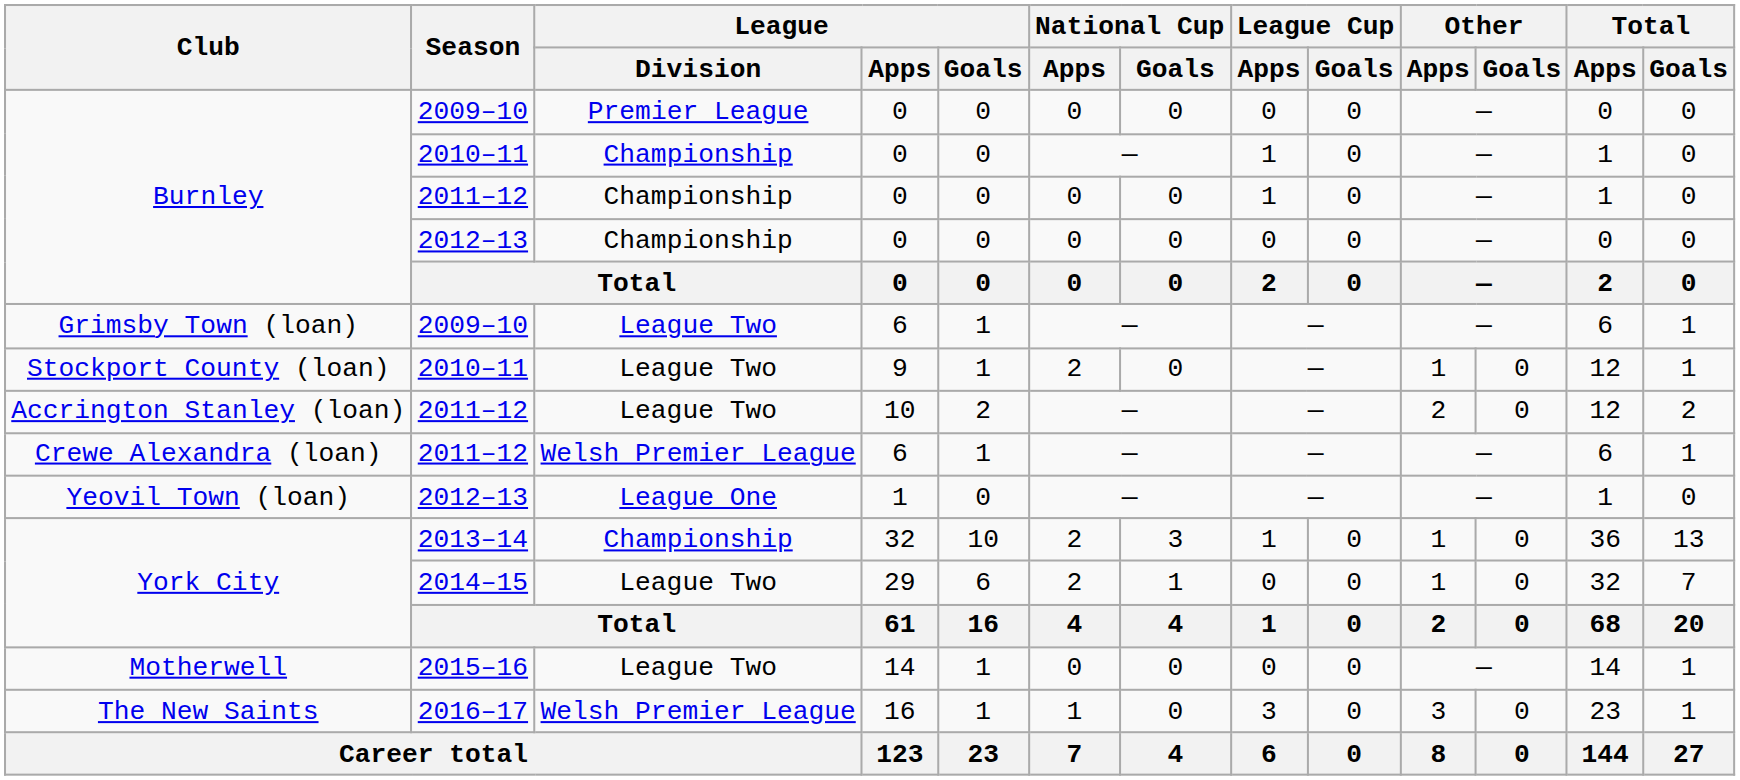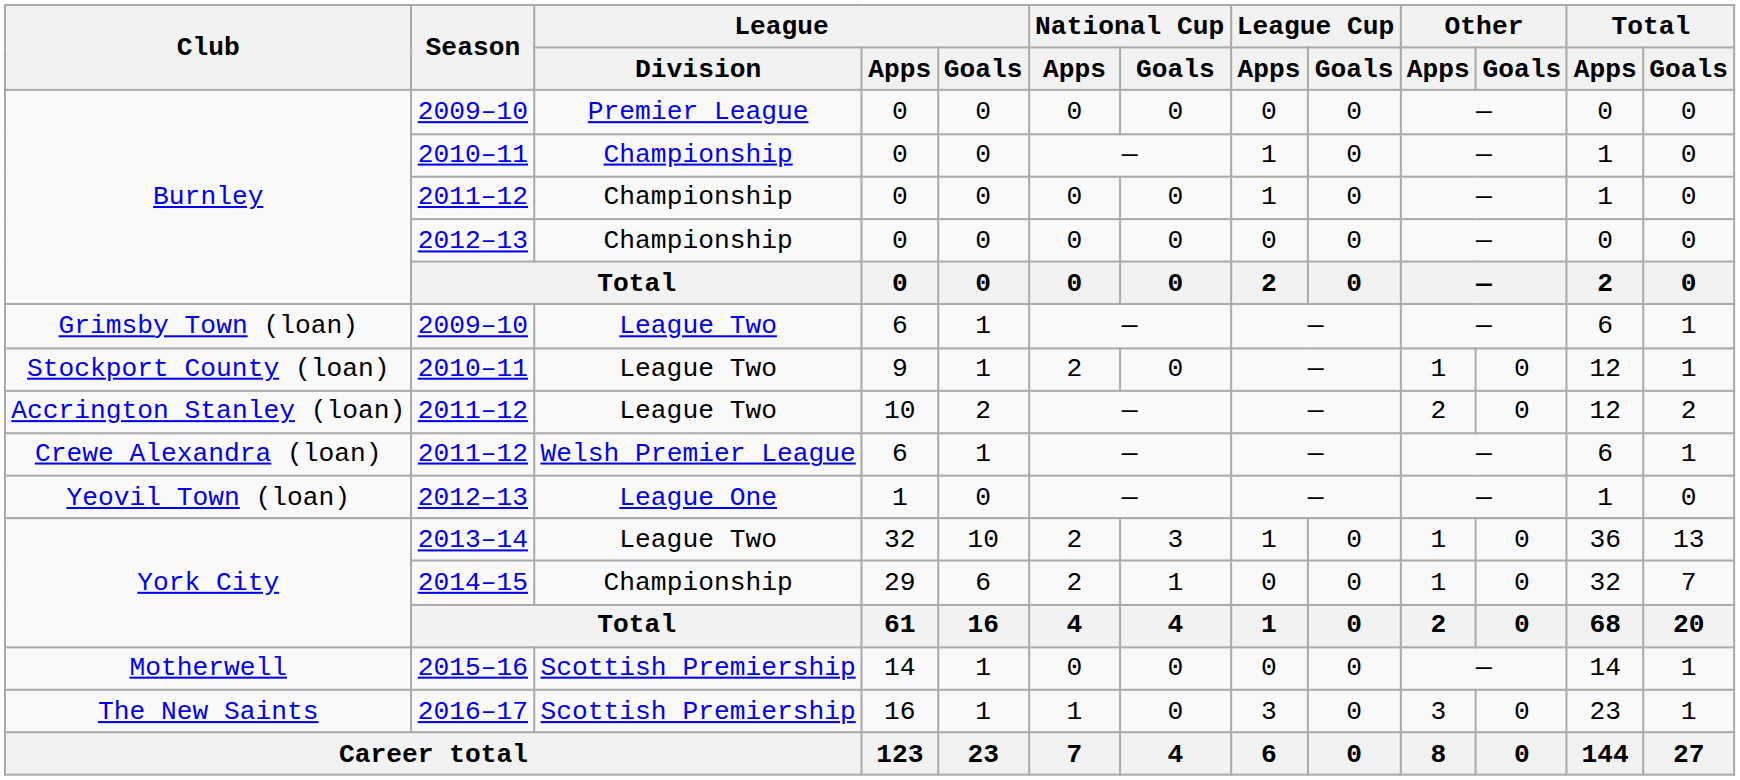(698, 540) Championship -> (698, 540) League Two
(698, 583) League Two -> (698, 583) Championship
(698, 668) League Two -> (698, 668) Scottish Premiership
(698, 711) Welsh Premier League -> (698, 711) Scottish Premiership
